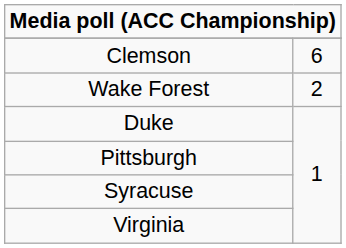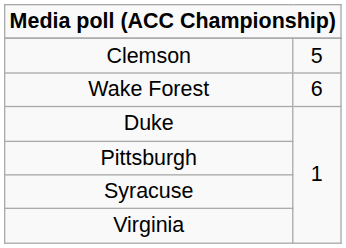(317, 55) 6 -> (317, 55) 5
(317, 89) 2 -> (317, 89) 6
